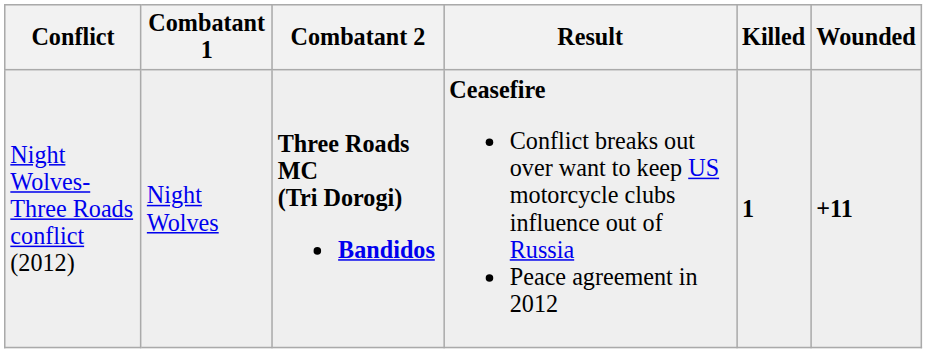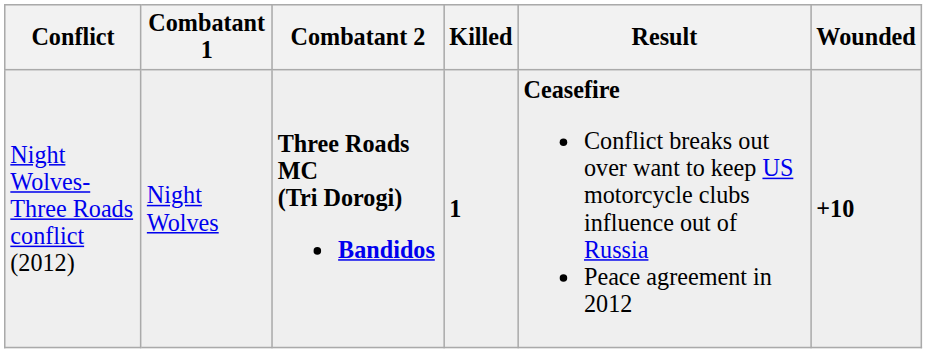columns swapped: (590, 37) <-> (774, 37)
(835, 208) +11 -> (835, 208) +10
